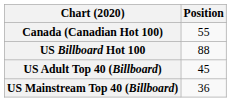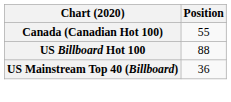- row: (93, 69)
